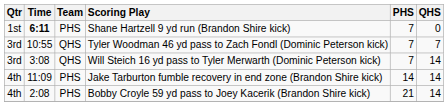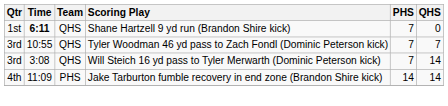(70, 28) PHS -> (70, 28) QHS
- row: (229, 93)
